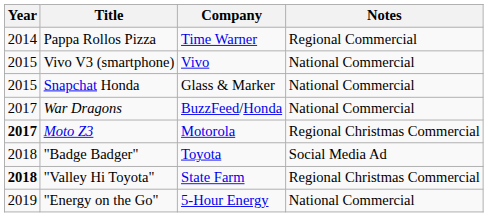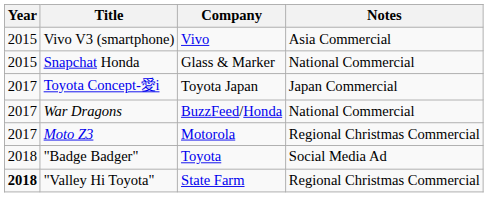- row: (100, 39)
(352, 62) National Commercial -> (340, 39) Asia Commercial
+ row: (102, 86)
(22, 131) bold -> (22, 134) normal
- row: (101, 200)
